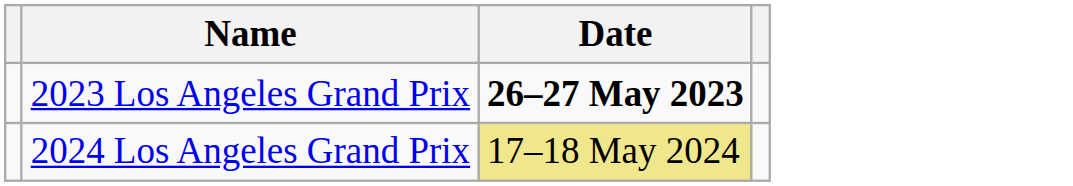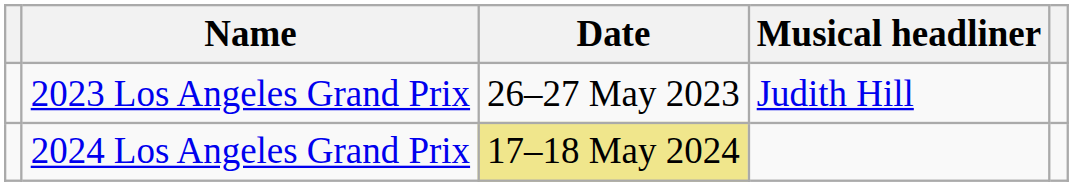+ column: (899, 33)
(615, 92) bold -> (613, 92) normal
